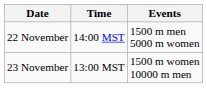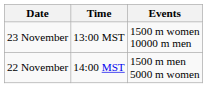rows swapped: (38, 37) <-> (38, 67)
